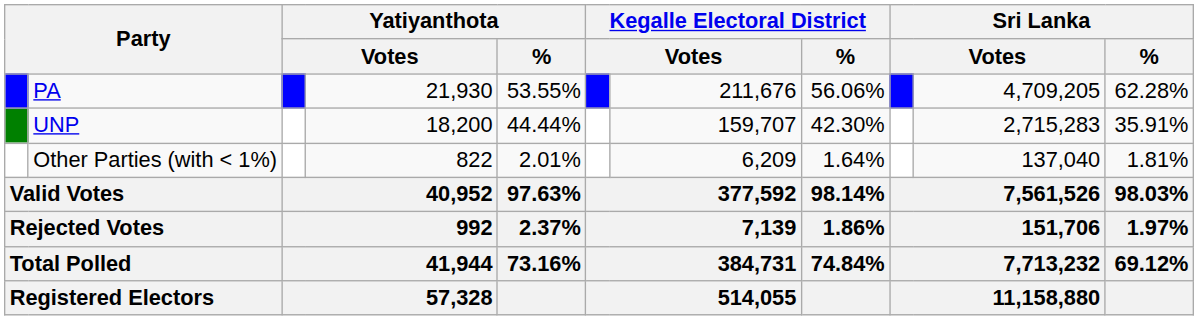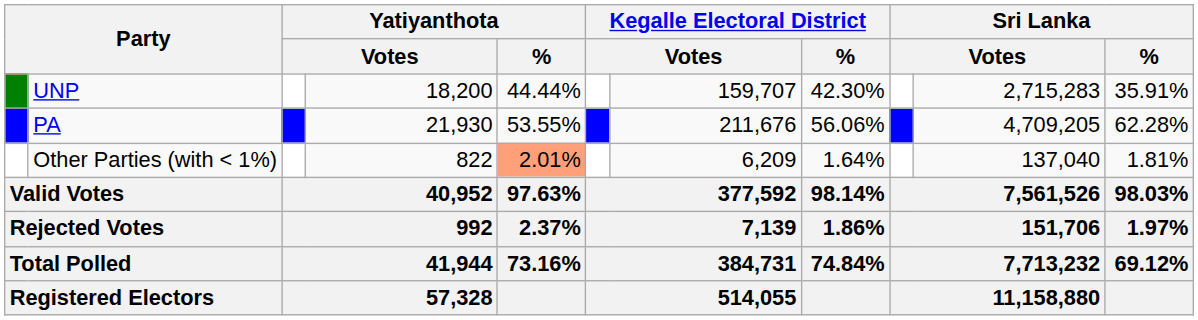rows swapped: (47, 90) <-> (56, 125)
(550, 159) no background -> (550, 159) lightsalmon background
